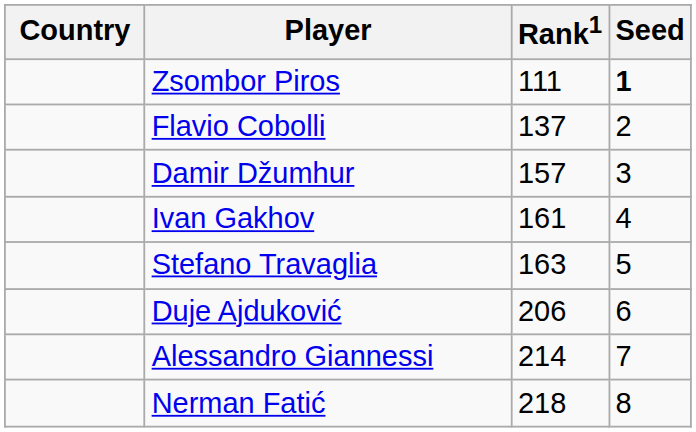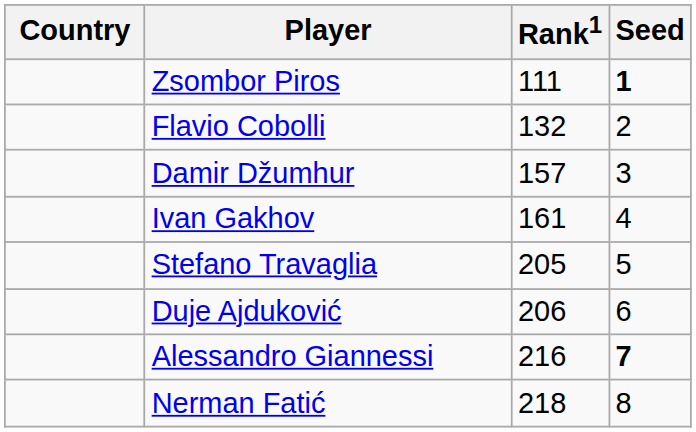(542, 127) 137 -> (542, 127) 132
(542, 264) 163 -> (542, 264) 205
(542, 356) 214 -> (542, 356) 216
(624, 356) normal -> (624, 356) bold
